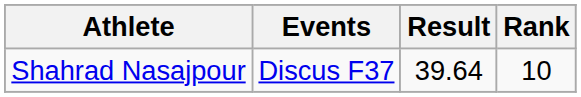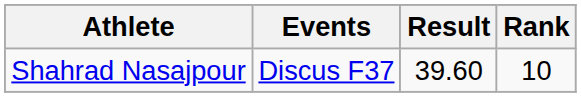(449, 70) 39.64 -> (449, 70) 39.60
